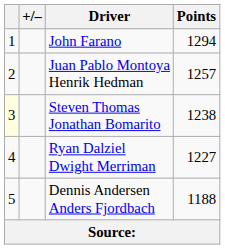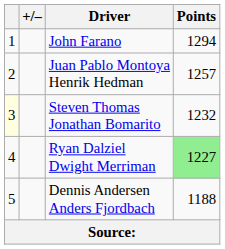(201, 115) 1238 -> (201, 115) 1232
(201, 157) no background -> (201, 157) lightgreen background
